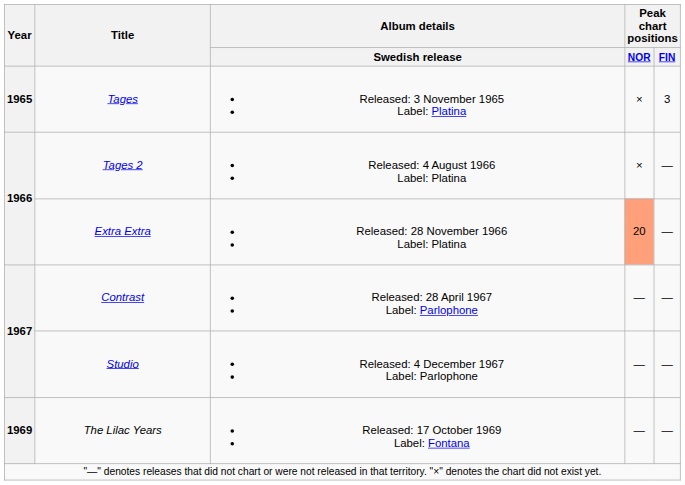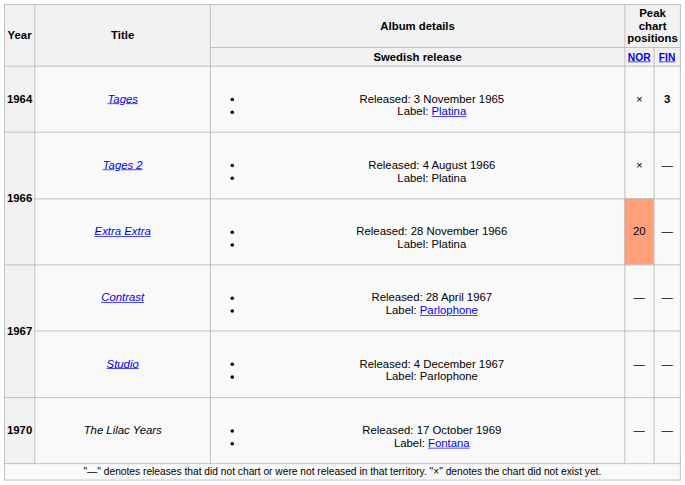(20, 99) 1965 -> (20, 99) 1964
(667, 99) normal -> (667, 99) bold
(20, 430) 1969 -> (20, 430) 1970
